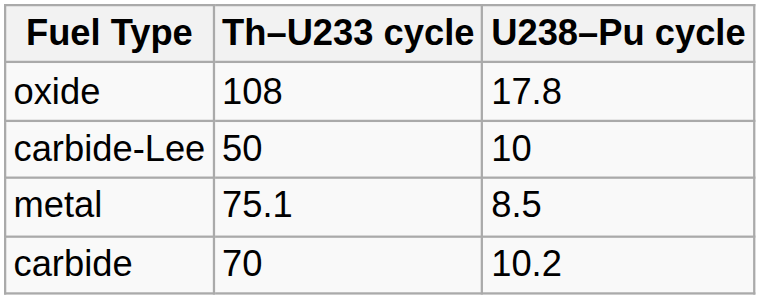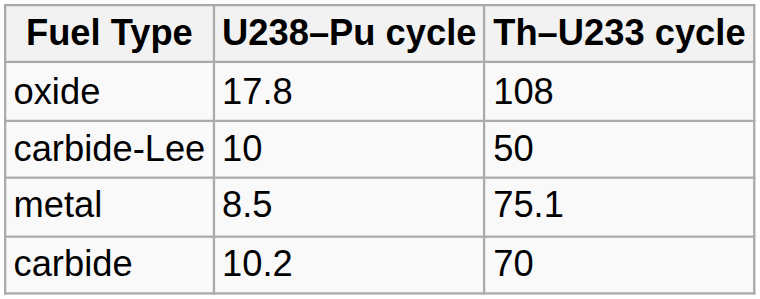columns swapped: (618, 33) <-> (348, 33)
